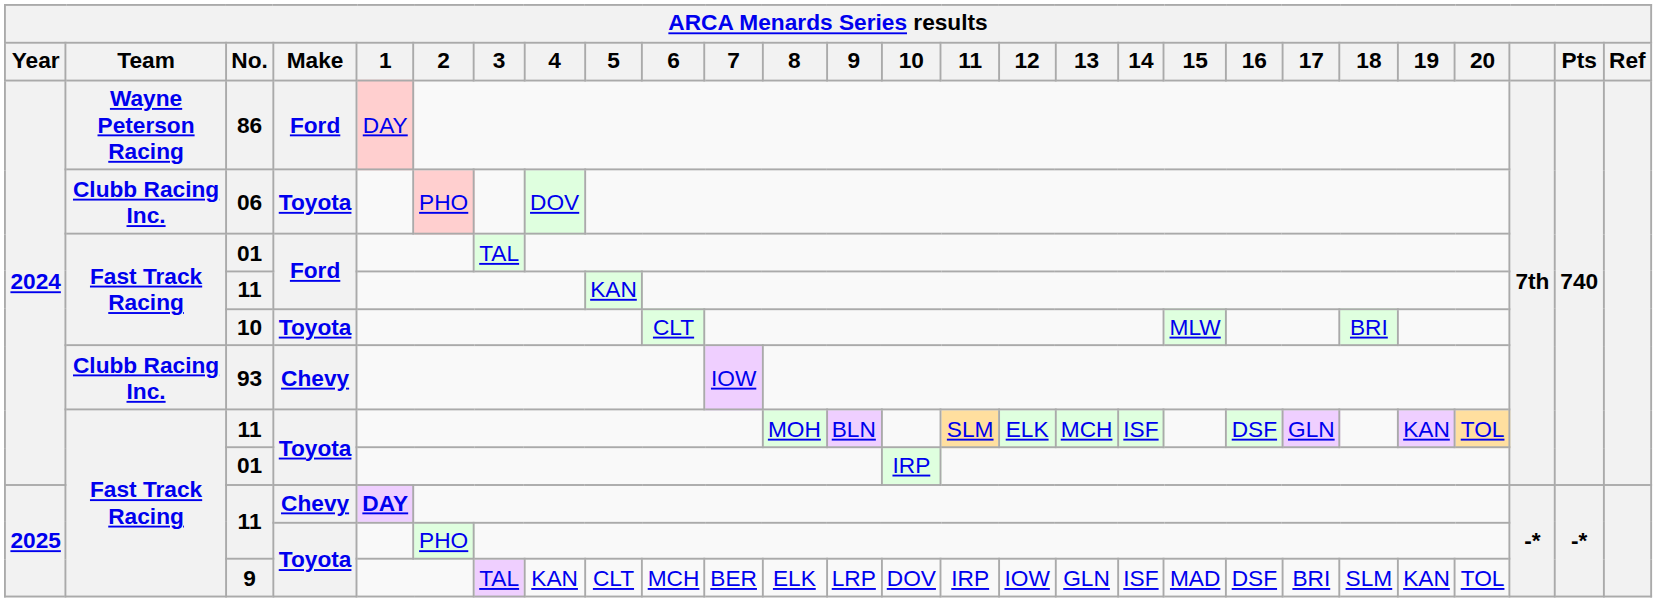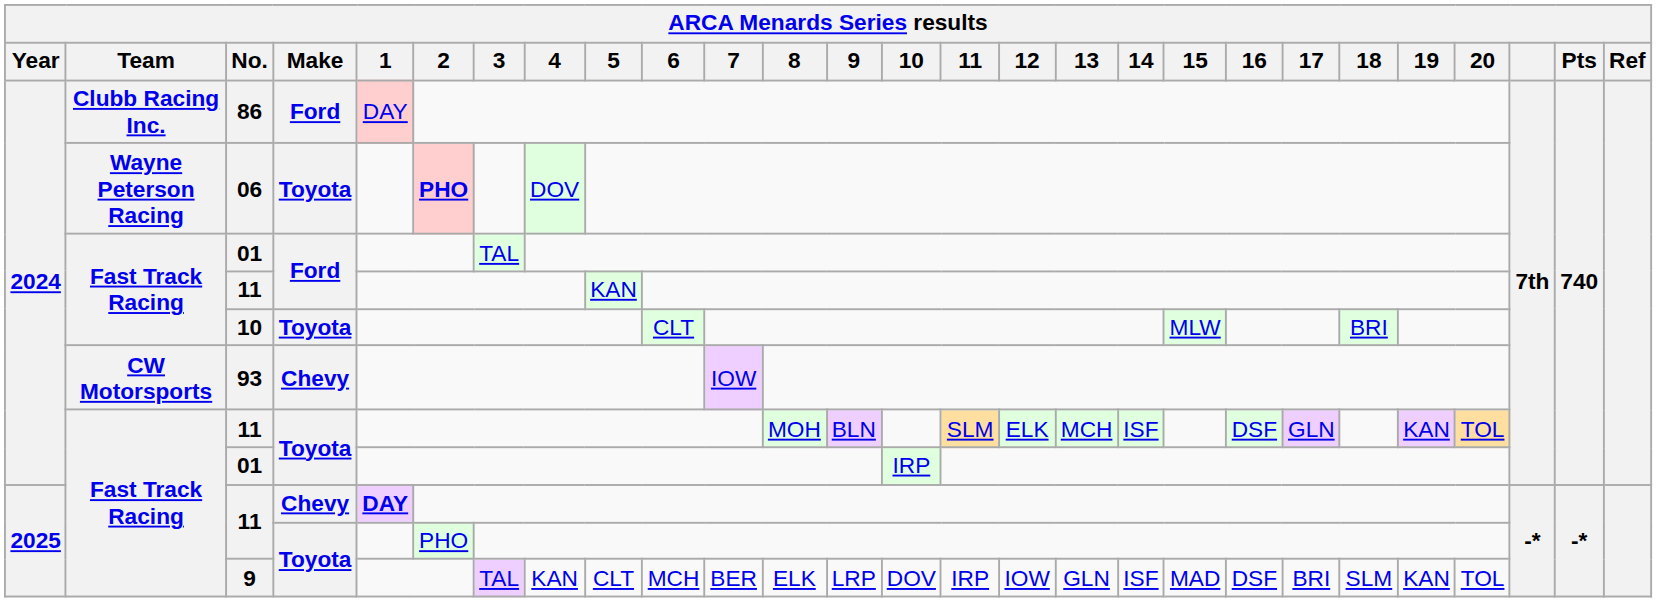(146, 125) Wayne Peterson Racing -> (146, 112) Clubb Racing Inc.
(146, 202) Clubb Racing Inc. -> (146, 189) Wayne Peterson Racing
(444, 202) normal -> (444, 189) bold
(146, 378) Clubb Racing Inc. -> (146, 378) CW Motorsports
